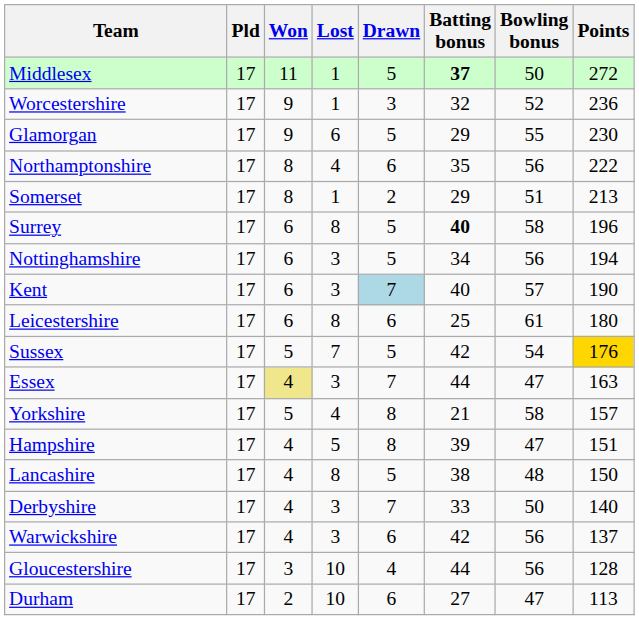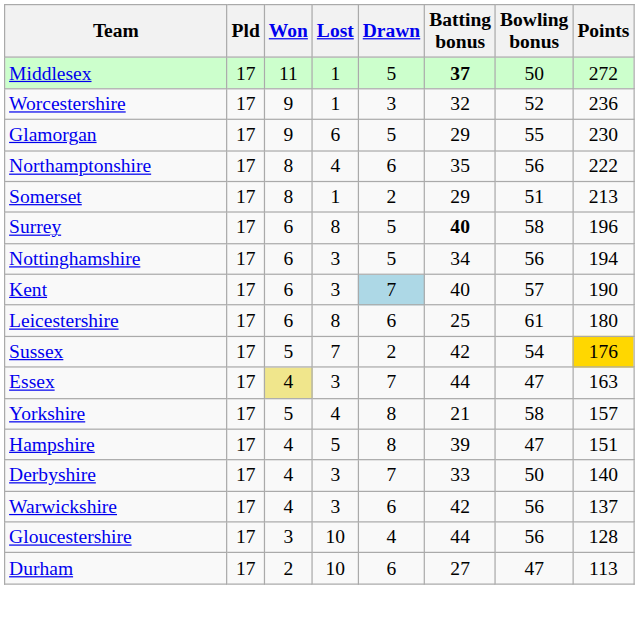(391, 351) 5 -> (391, 351) 2
- row: (52, 475)
